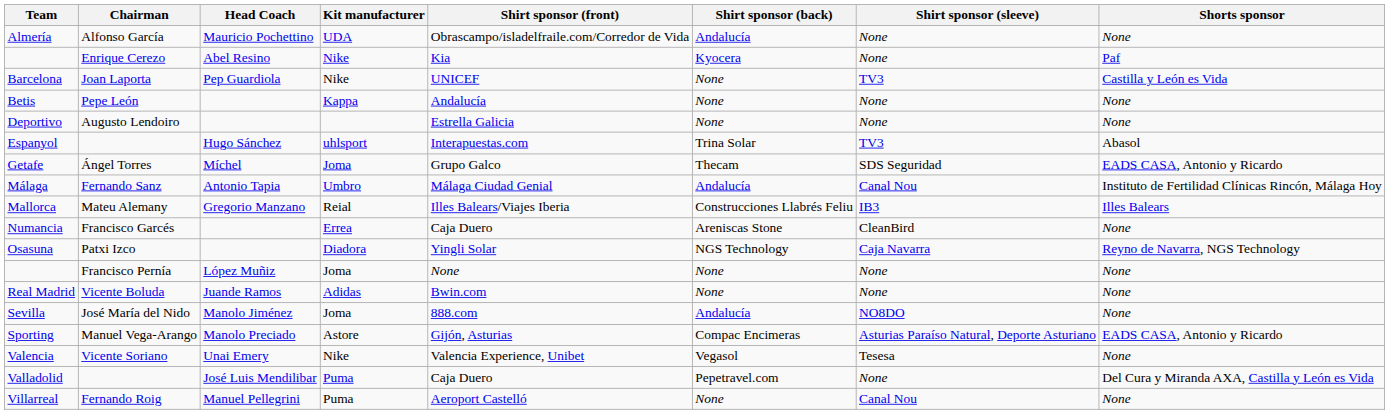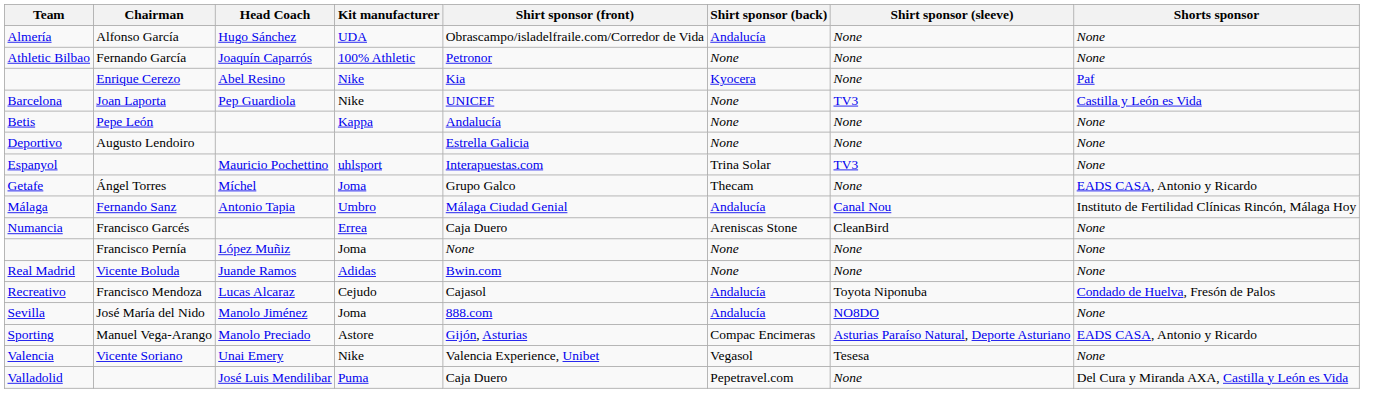(258, 36) Mauricio Pochettino -> (257, 36) Hugo Sánchez
+ row: (49, 57)
(242, 143) Hugo Sánchez -> (273, 164) Mauricio Pochettino
(1121, 143) Abasol -> (1091, 164) None
(900, 164) SDS Seguridad -> (848, 185) None
- row: (32, 206)
- row: (30, 249)
+ row: (37, 292)
- row: (33, 398)
